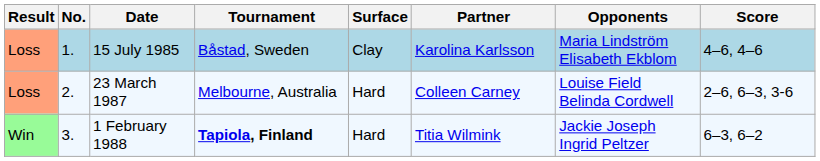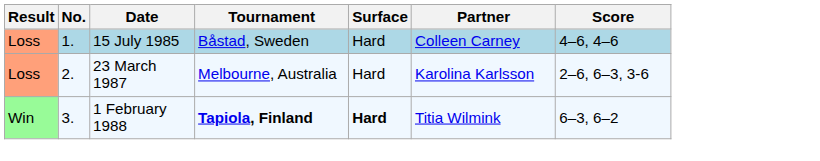- column: (628, 16)
(367, 49) Clay -> (369, 41) Hard
(475, 49) Karolina Karlsson -> (467, 41) Colleen Carney
(467, 92) Colleen Carney -> (475, 74) Karolina Karlsson
(369, 134) normal -> (369, 116) bold
